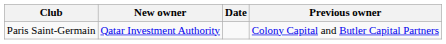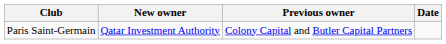columns swapped: (345, 13) <-> (236, 13)
